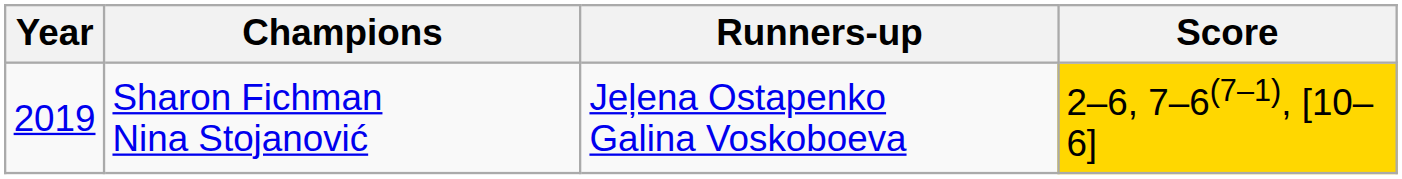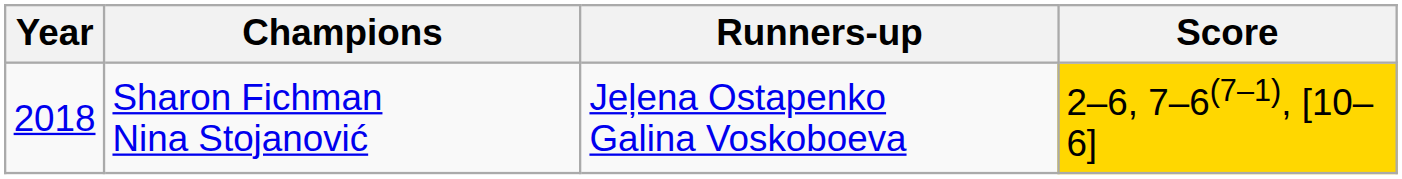(55, 117) 2019 -> (55, 117) 2018
